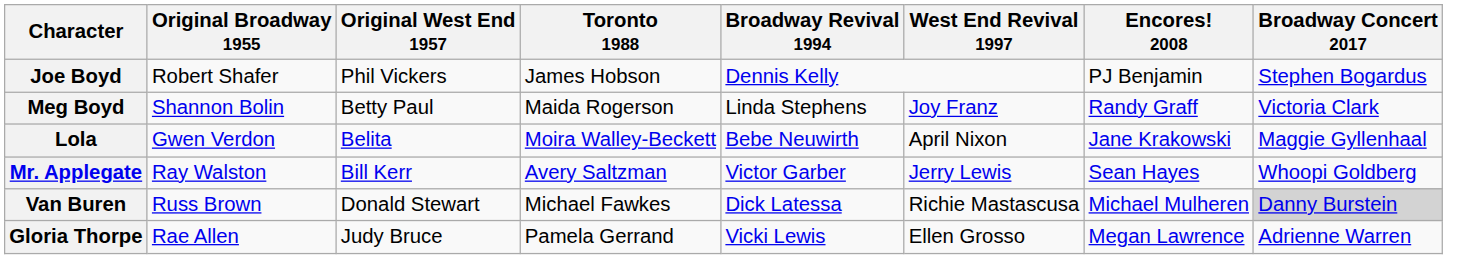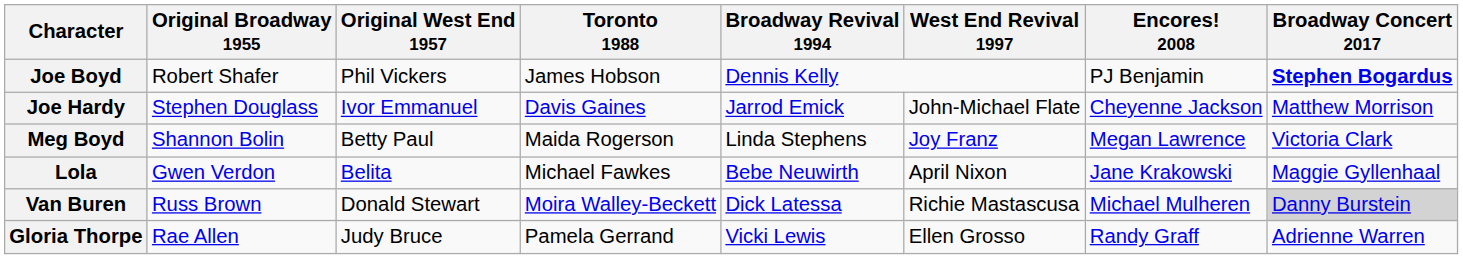(1343, 75) normal -> (1362, 75) bold
+ row: (76, 107)
(1143, 107) Randy Graff -> (1168, 140) Megan Lawrence
(620, 140) Moira Walley-Beckett -> (598, 172) Michael Fawkes
- row: (76, 172)
(598, 204) Michael Fawkes -> (620, 204) Moira Walley-Beckett
(1167, 236) Megan Lawrence -> (1144, 236) Randy Graff
